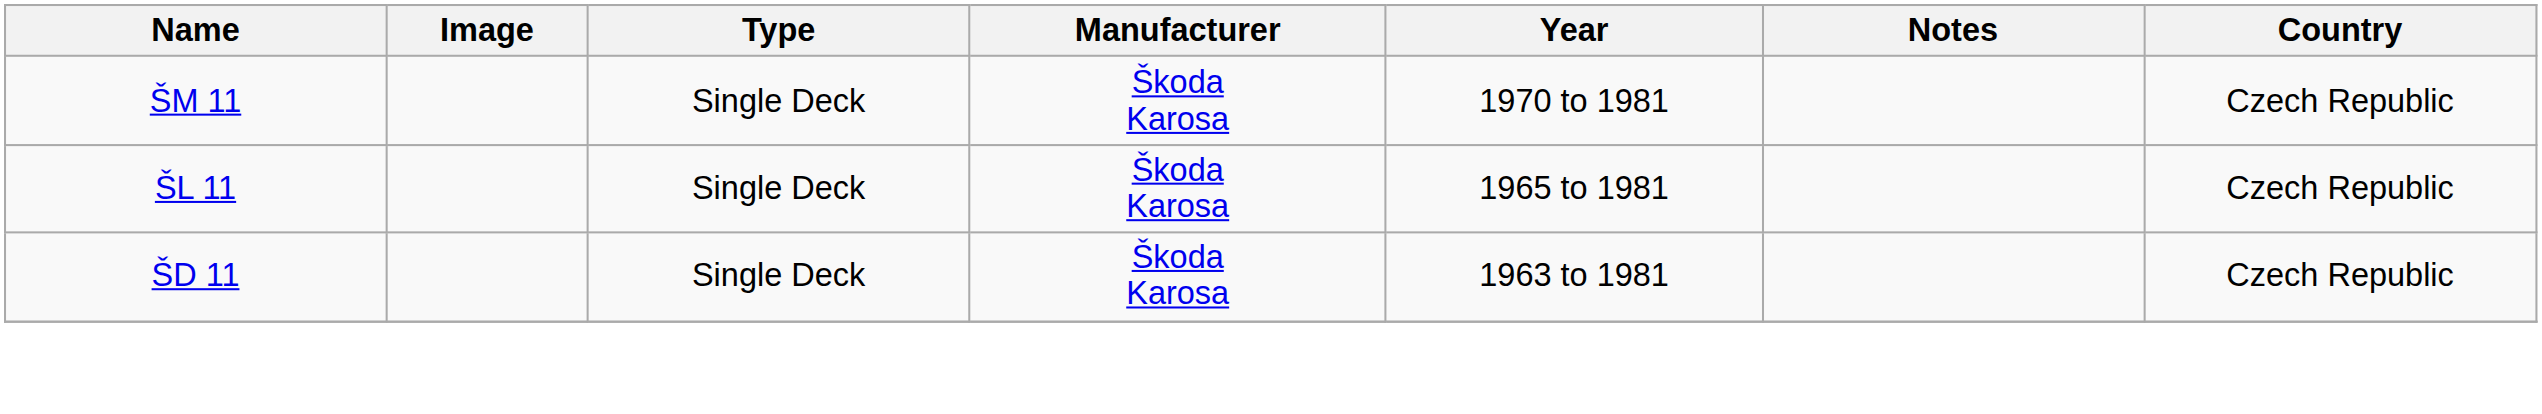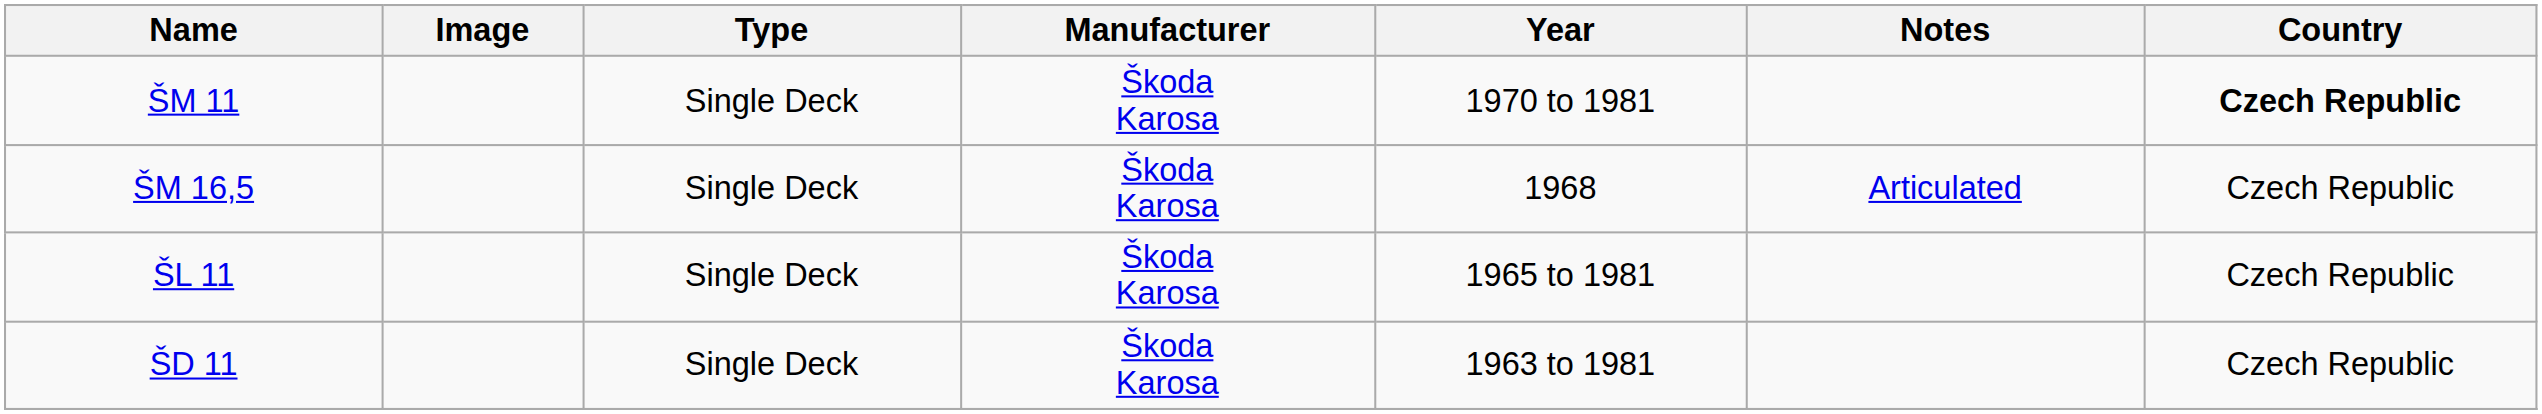(2340, 100) normal -> (2340, 100) bold
+ row: (194, 188)
